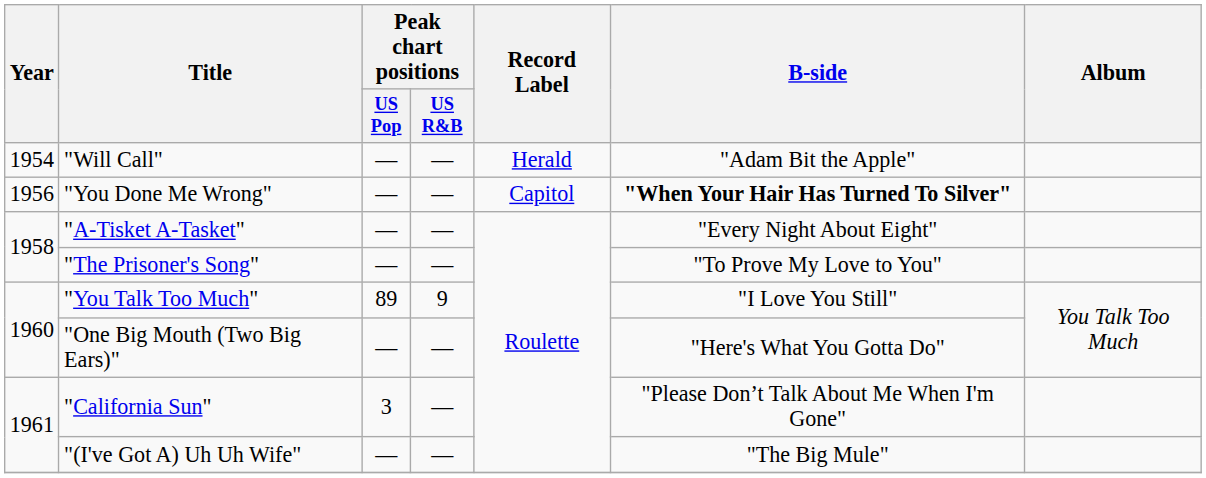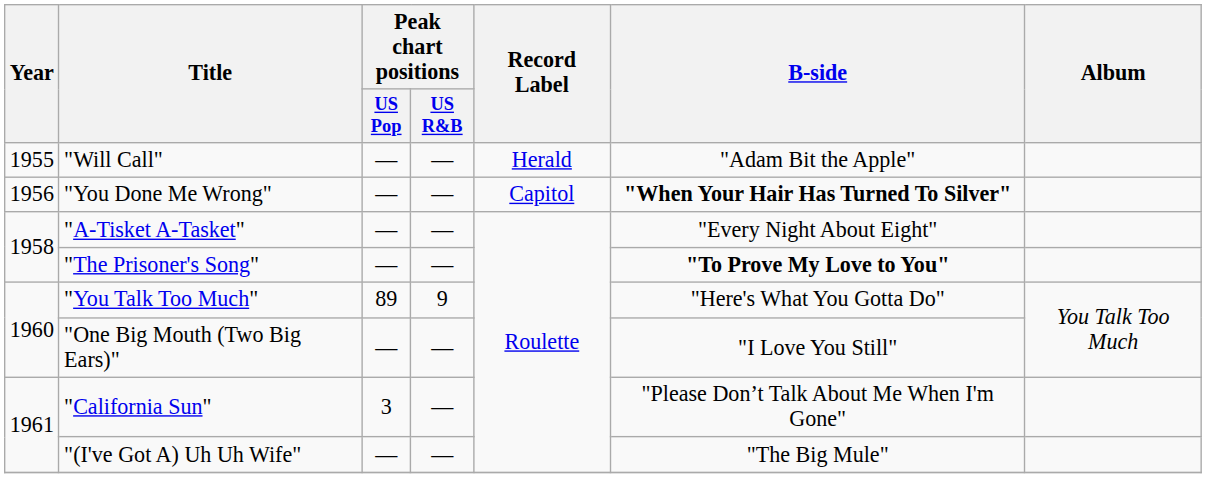(32, 159) 1954 -> (32, 159) 1955
(818, 264) normal -> (818, 264) bold
(818, 299) "I Love You Still" -> (818, 299) "Here's What You Gotta Do"
(818, 347) "Here's What You Gotta Do" -> (818, 347) "I Love You Still"
